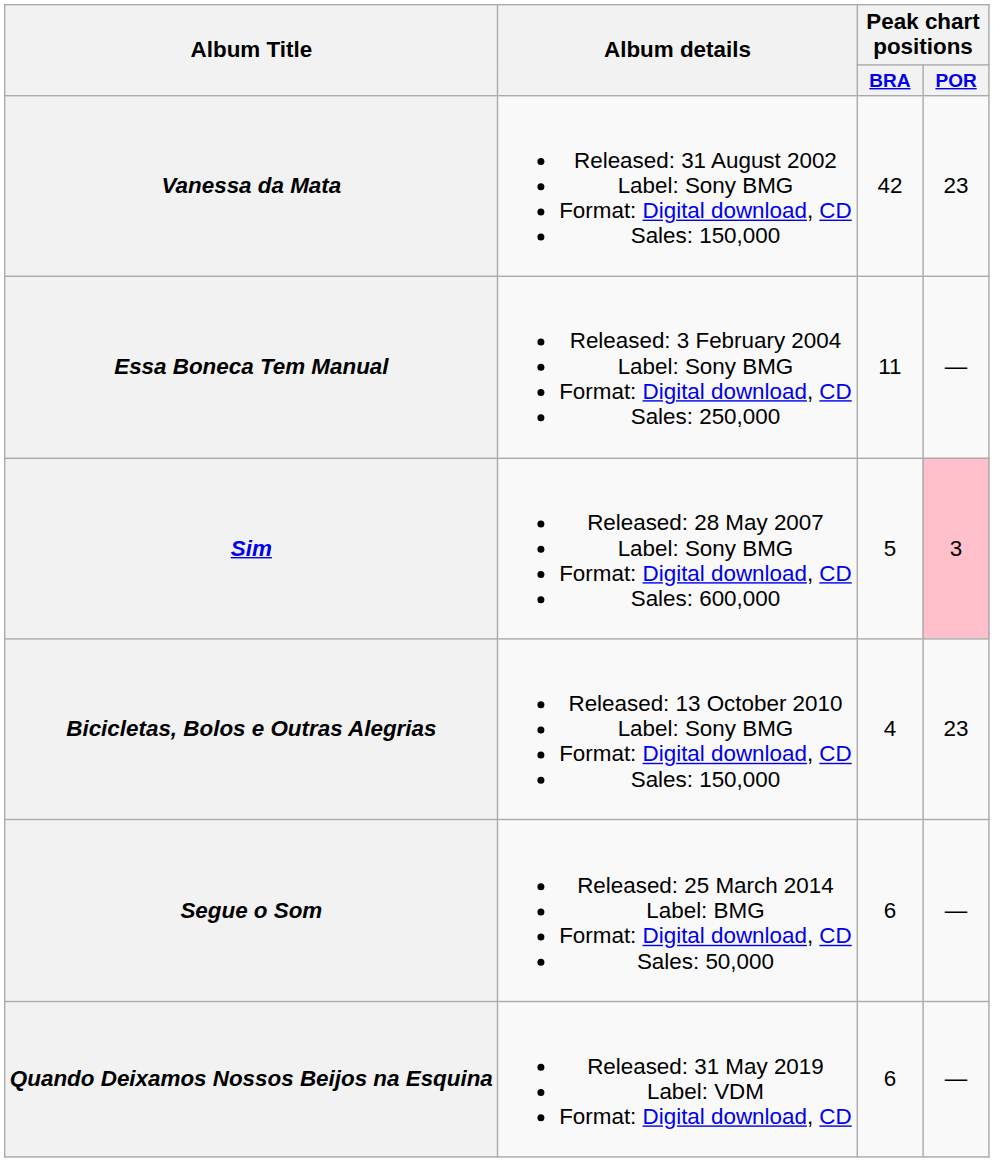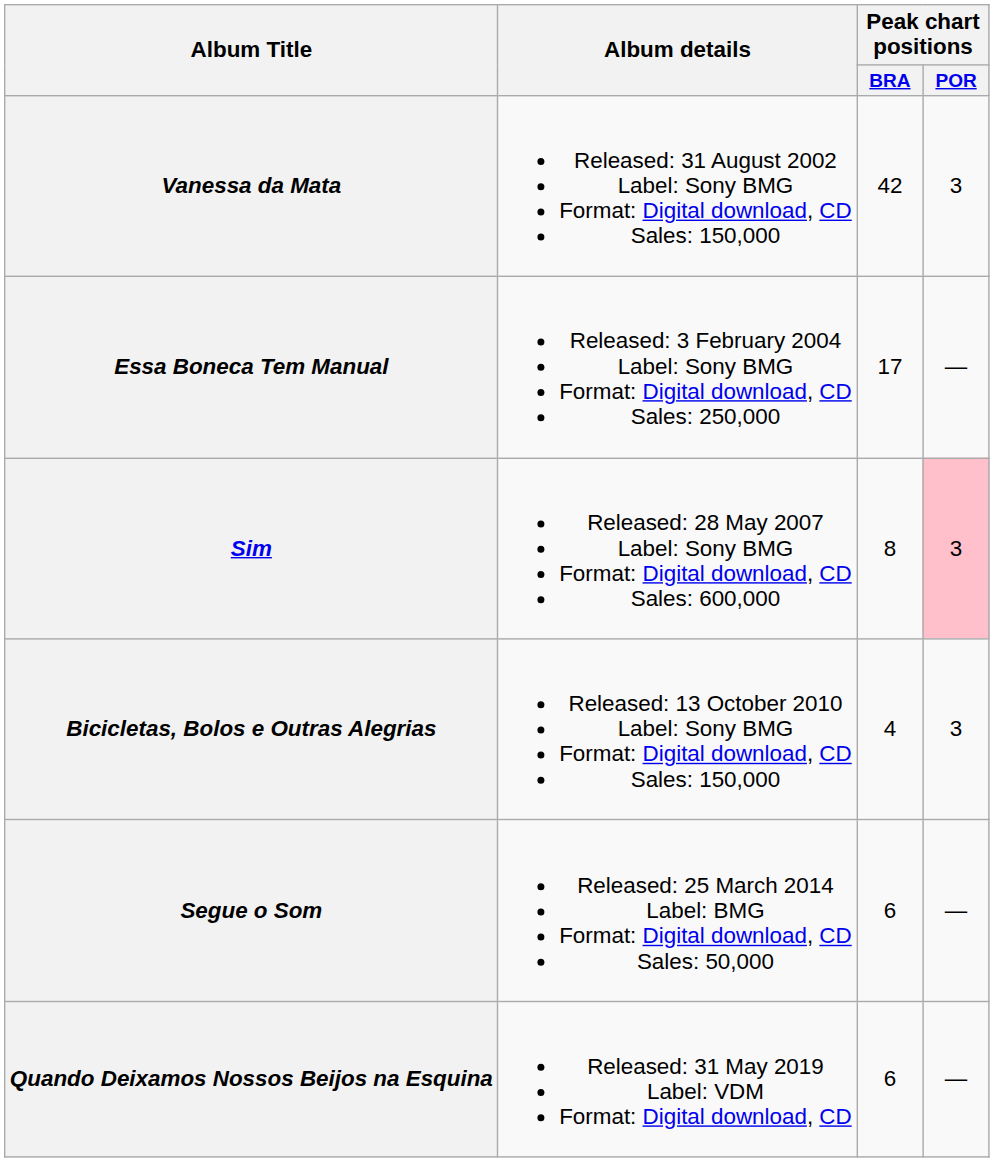(956, 185) 23 -> (956, 185) 3
(890, 366) 11 -> (890, 366) 17
(890, 548) 5 -> (890, 548) 8
(956, 729) 23 -> (956, 729) 3
